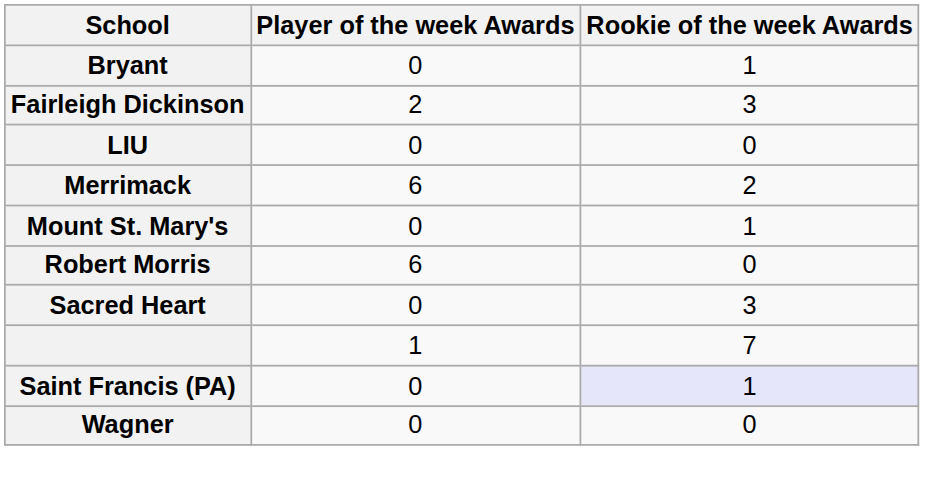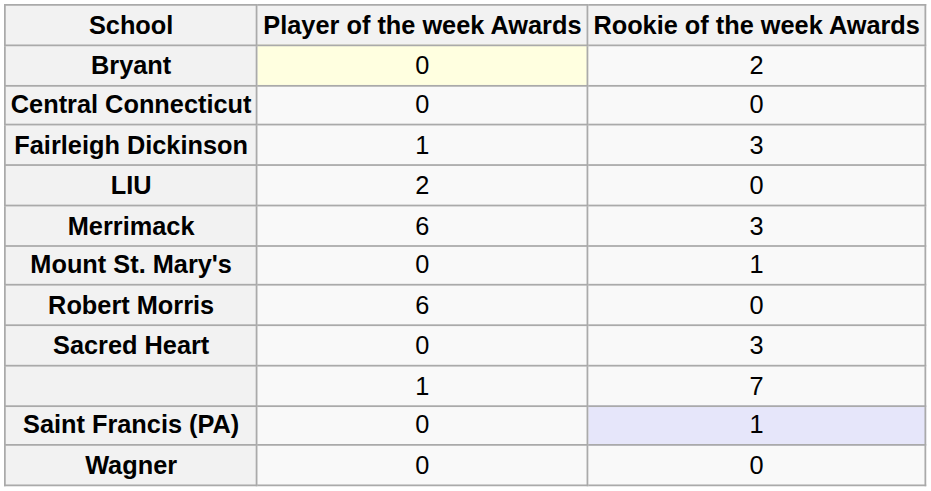(415, 65) no background -> (422, 65) lightyellow background
(750, 65) 1 -> (757, 65) 2
+ row: (131, 105)
(415, 105) 2 -> (422, 145) 1
(415, 145) 0 -> (422, 185) 2
(750, 185) 2 -> (757, 225) 3
